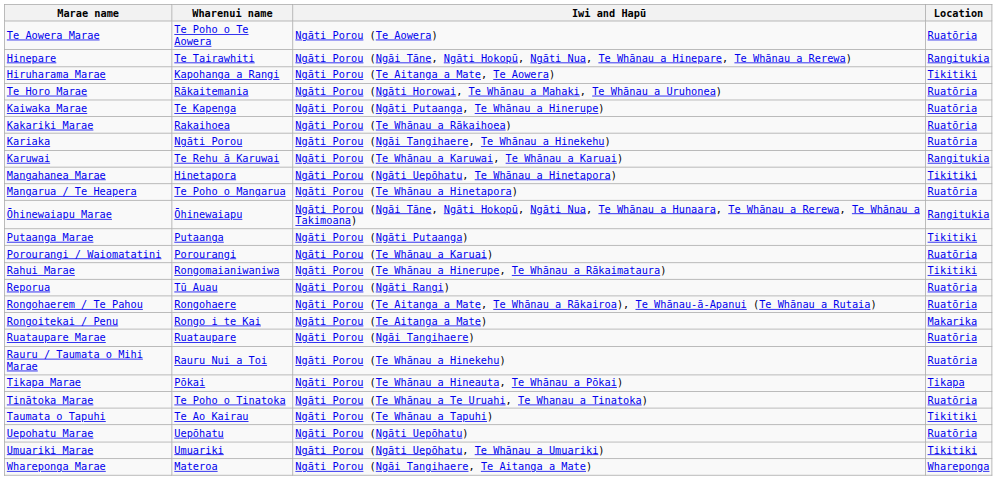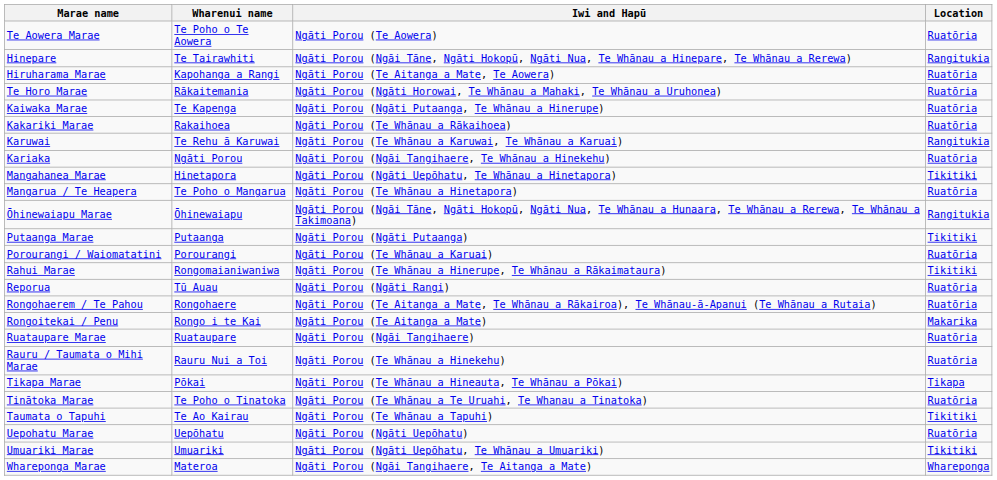(952, 75) Tikitiki -> (952, 75) Ruatōria
rows swapped: (28, 142) <-> (28, 159)
